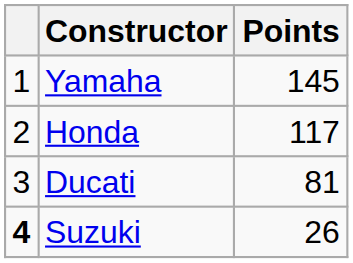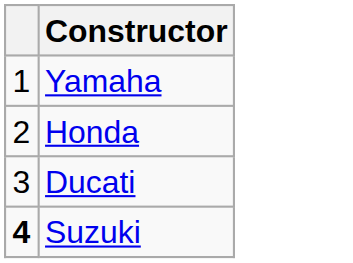- column: (291, 31)
